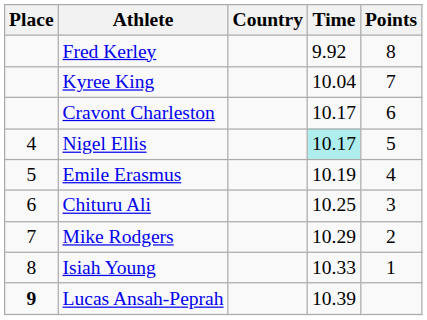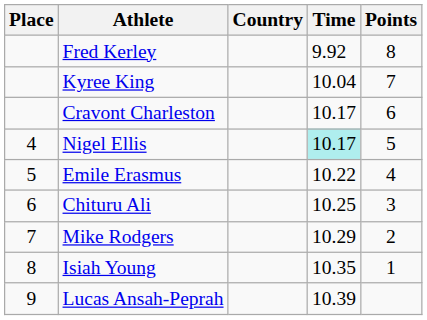(334, 174) 10.19 -> (334, 174) 10.22
(334, 267) 10.33 -> (334, 267) 10.35
(31, 298) bold -> (31, 298) normal
